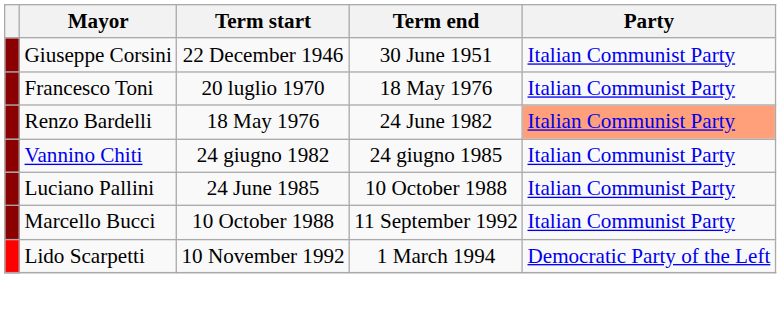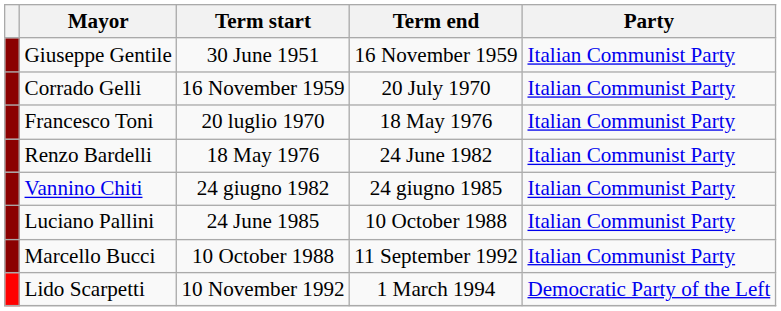- row: (98, 54)
+ row: (98, 54)
+ row: (83, 88)
(631, 121) lightsalmon background -> (631, 155) no background
